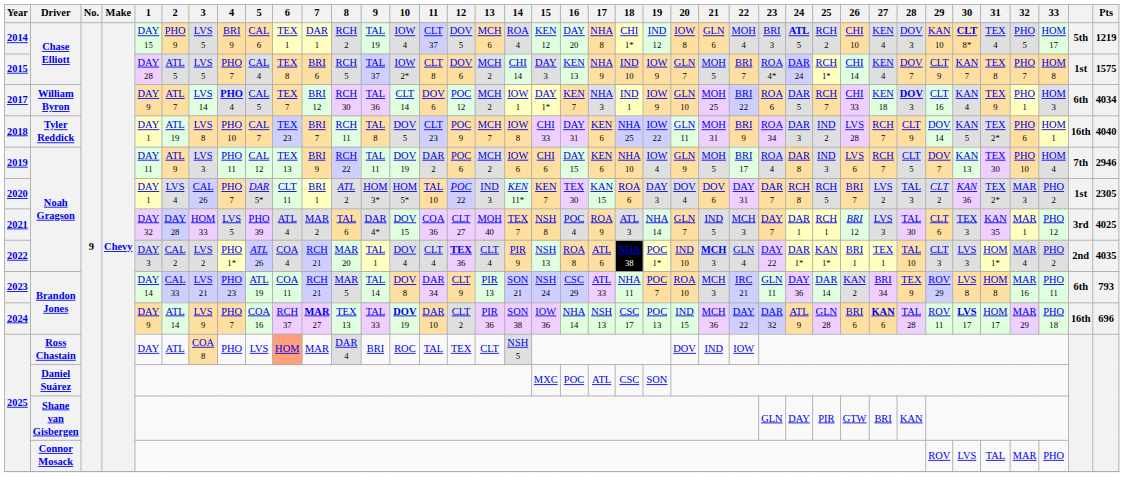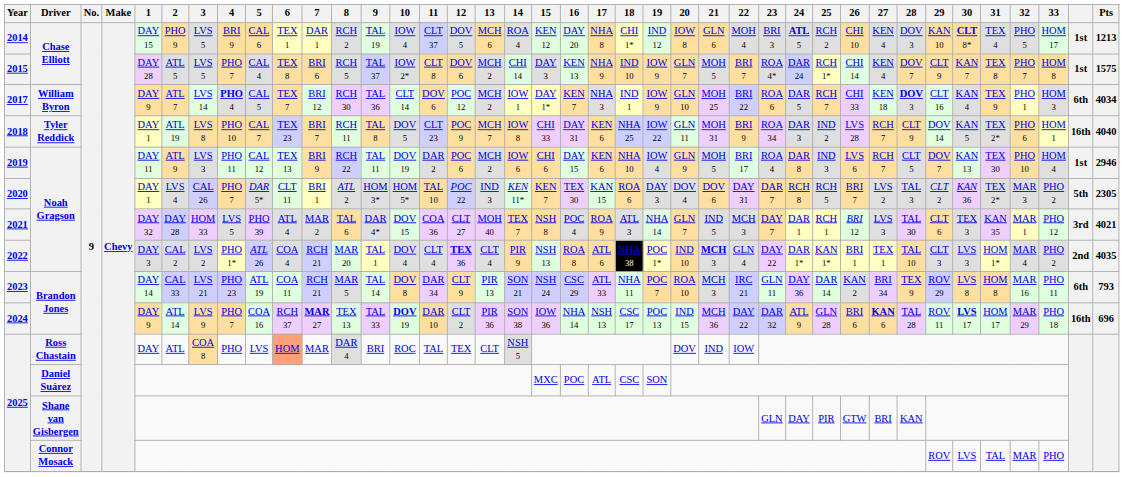(1081, 38) 5th -> (1081, 38) 1st
(1106, 38) 1219 -> (1106, 38) 1213
(1081, 162) 7th -> (1081, 162) 1st
(1081, 193) 1st -> (1081, 193) 5th
(1106, 224) 4025 -> (1106, 224) 4021
